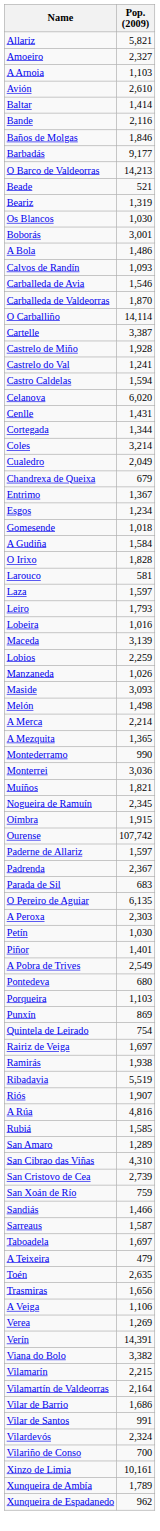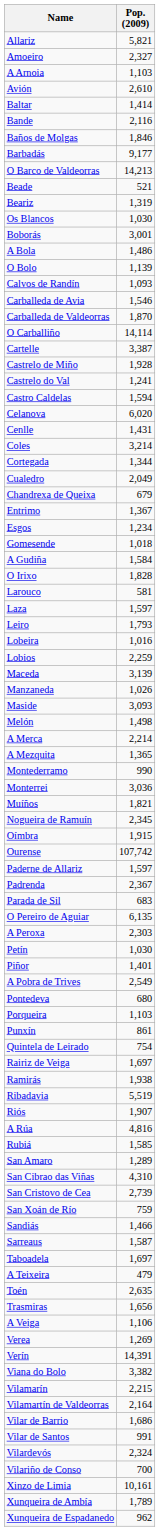+ row: (22, 267)
rows swapped: (18, 446) <-> (28, 430)
rows swapped: (21, 657) <-> (23, 641)
(144, 1014) 869 -> (144, 1031) 861
